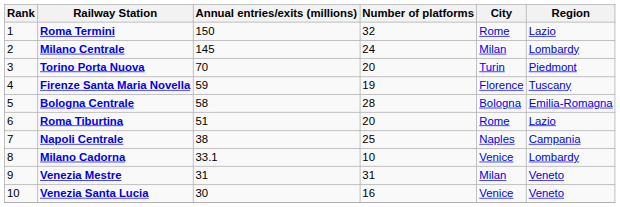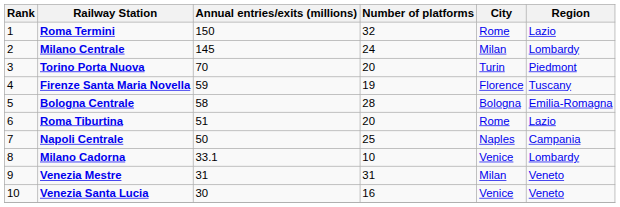(202, 139) 38 -> (202, 139) 50
